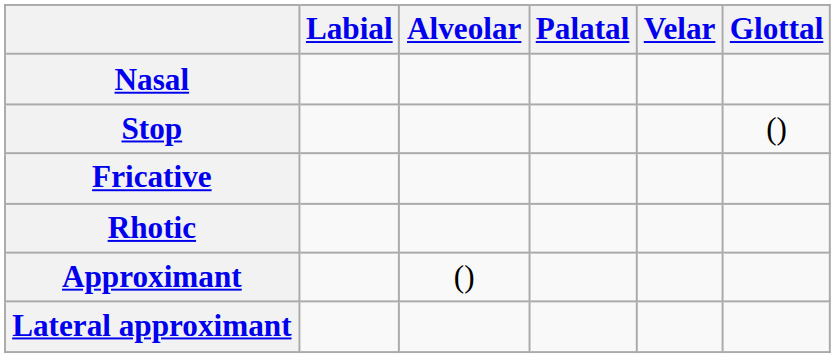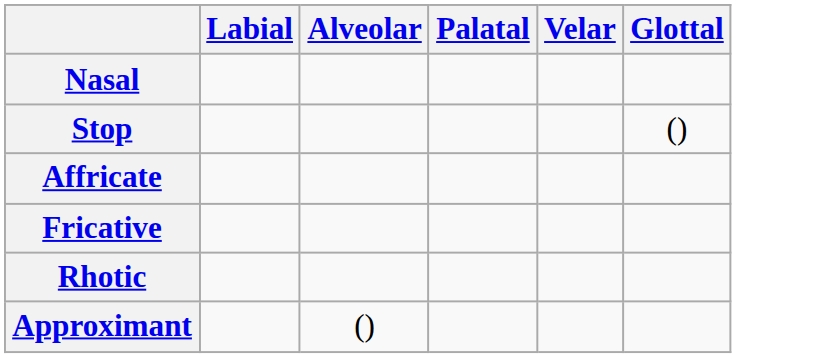+ row: (102, 177)
- row: (152, 326)
